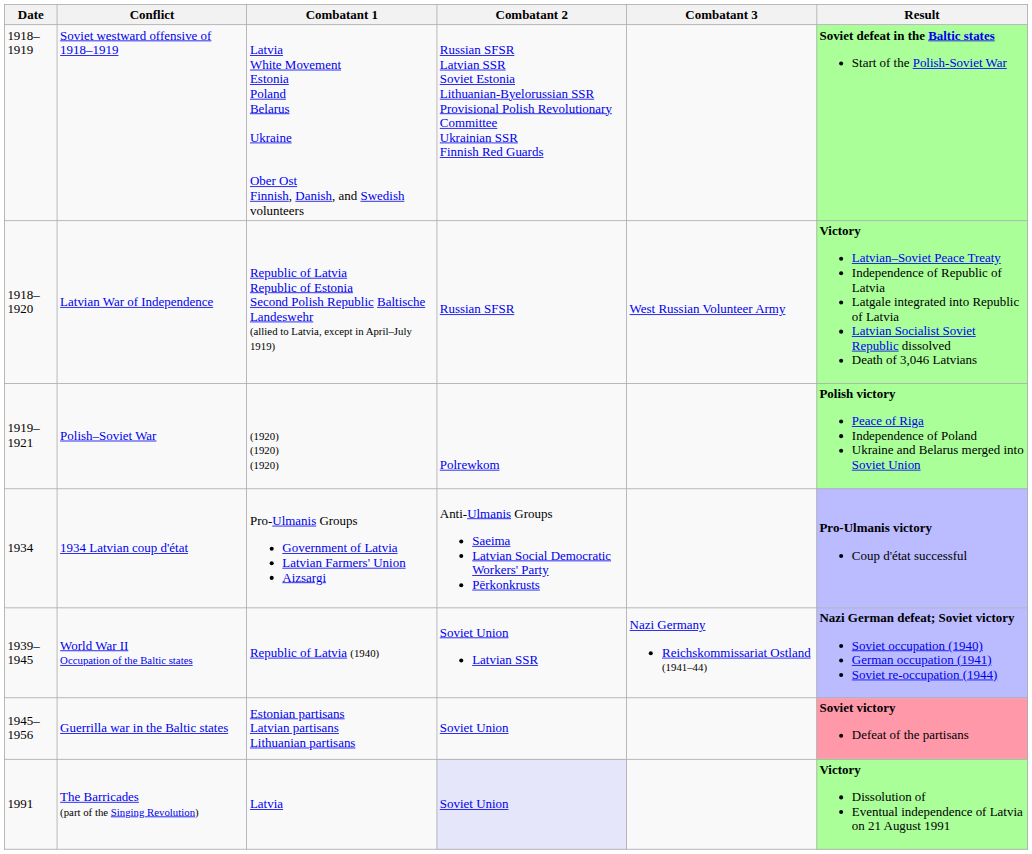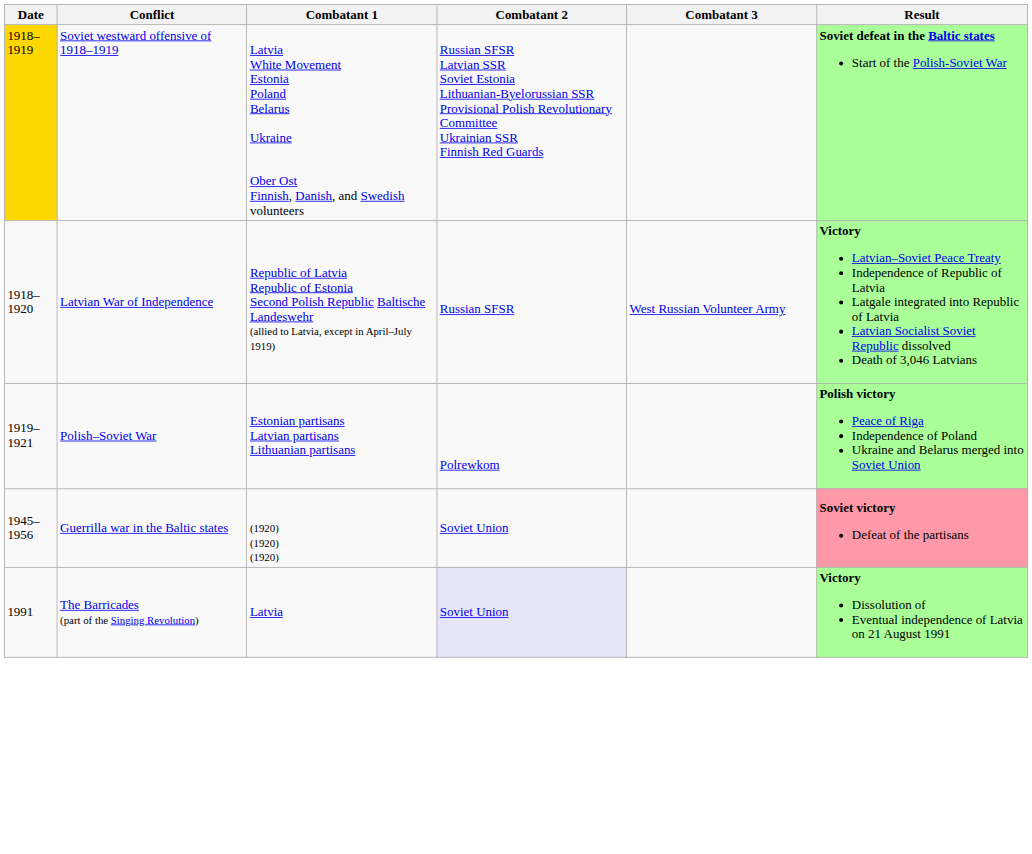(24, 42) no background -> (24, 42) gold background
(264, 451) (1920) (1920) (1920) -> (303, 436) Estonian partisans Latvian partisans Lithuanian partisans
- row: (124, 548)
- row: (126, 652)
(303, 728) Estonian partisans Latvian partisans Lithuanian partisans -> (264, 543) (1920) (1920) (1920)
